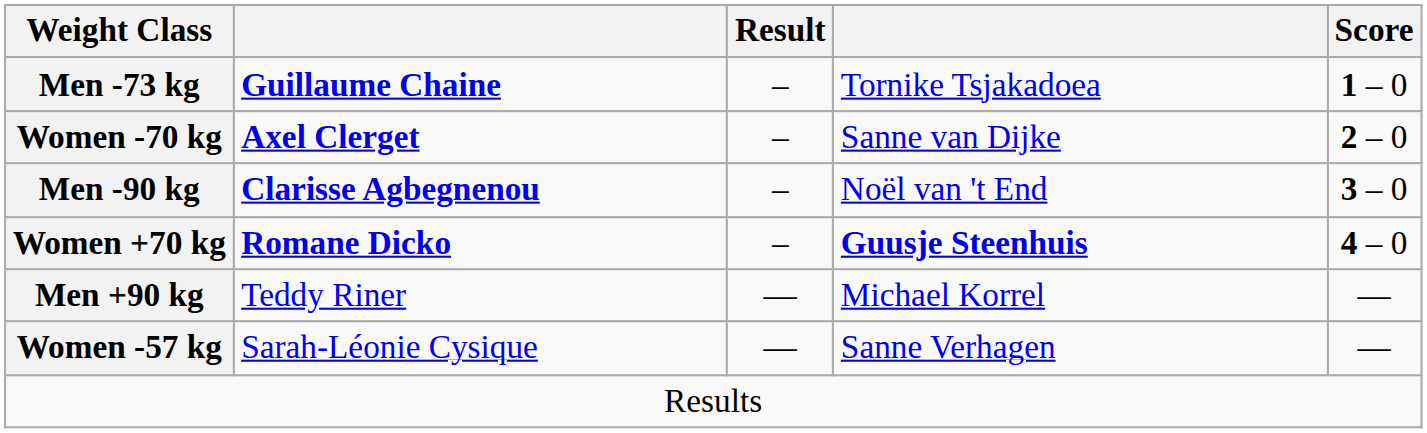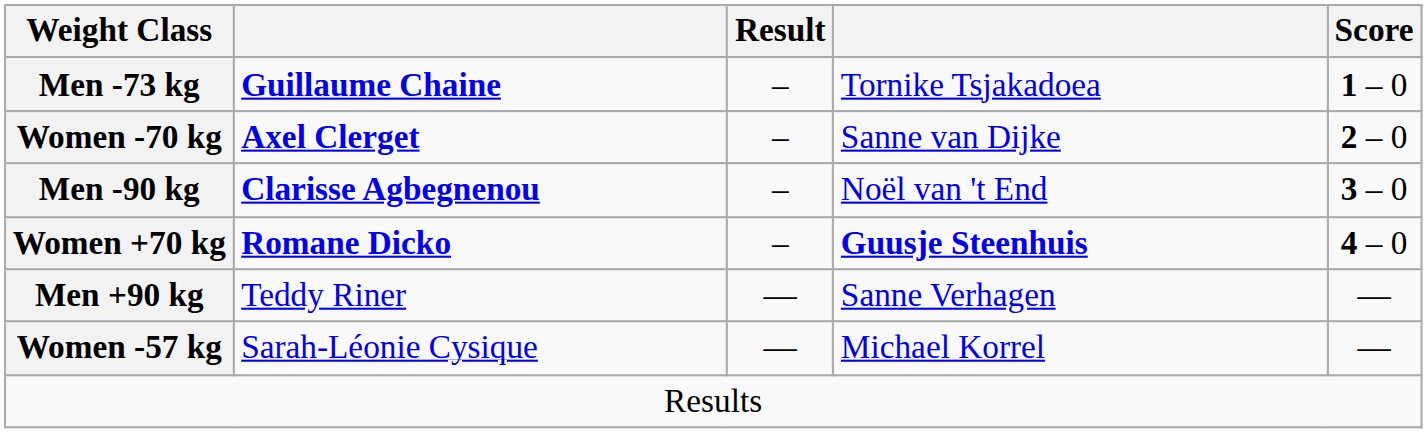(943, 294) Michael Korrel -> (948, 294) Sanne Verhagen
(948, 347) Sanne Verhagen -> (943, 347) Michael Korrel
